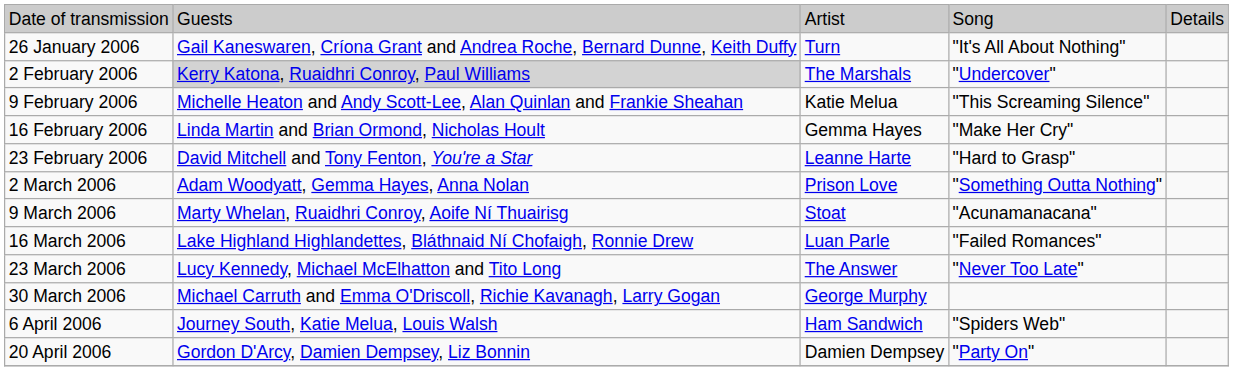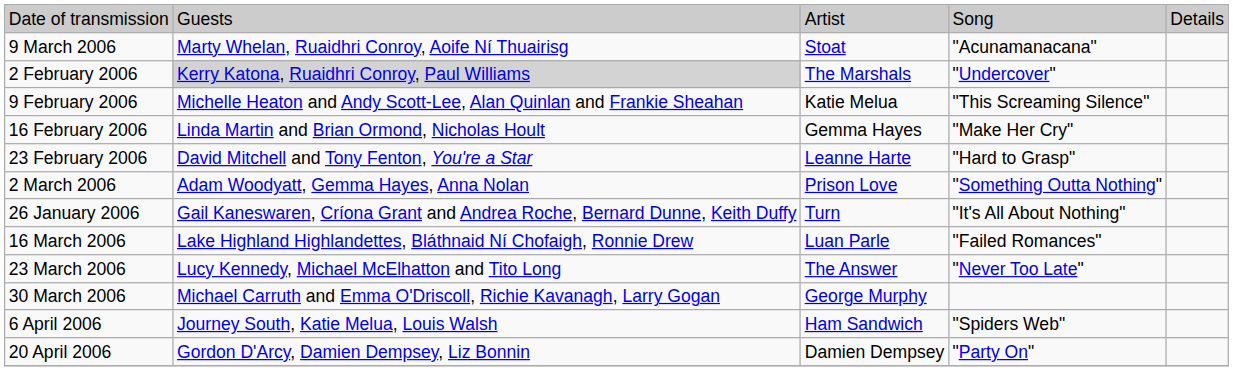rows swapped: (74, 47) <-> (62, 213)
